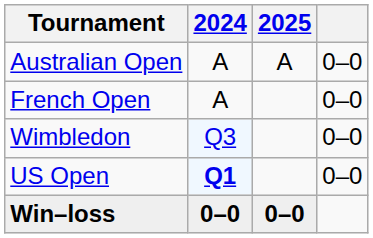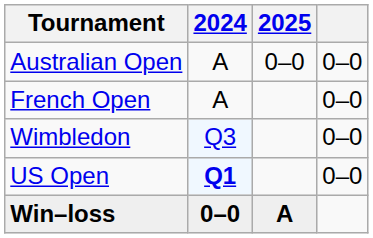(285, 61) A -> (285, 61) 0–0
(285, 213) 0–0 -> (285, 213) A
